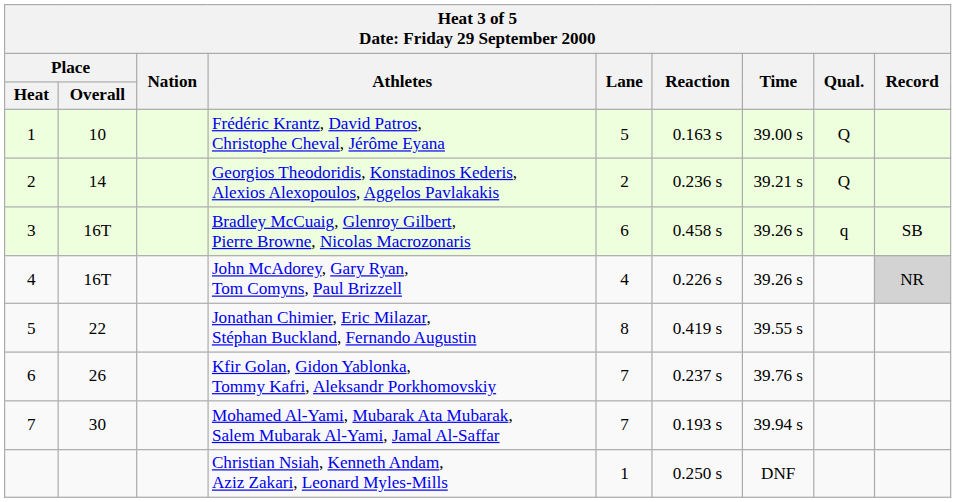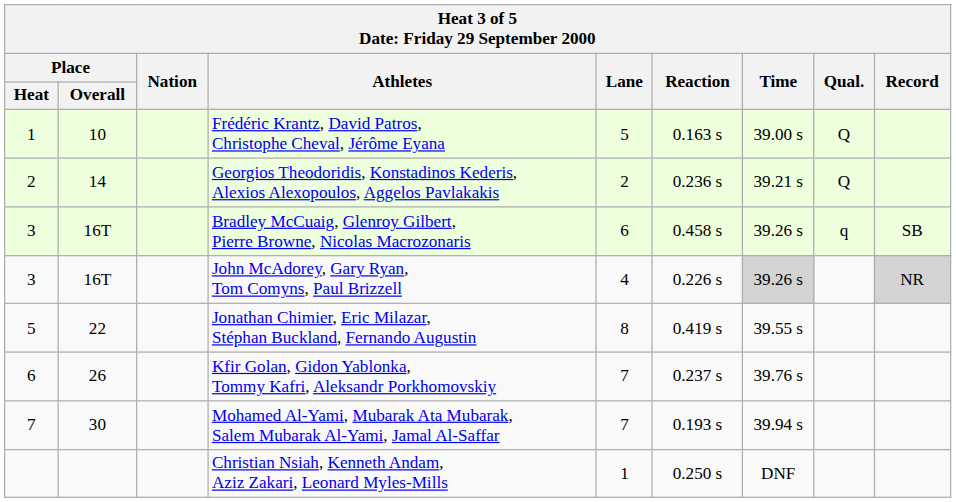(31, 279) 4 -> (31, 279) 3
(778, 279) no background -> (778, 279) lightgrey background
